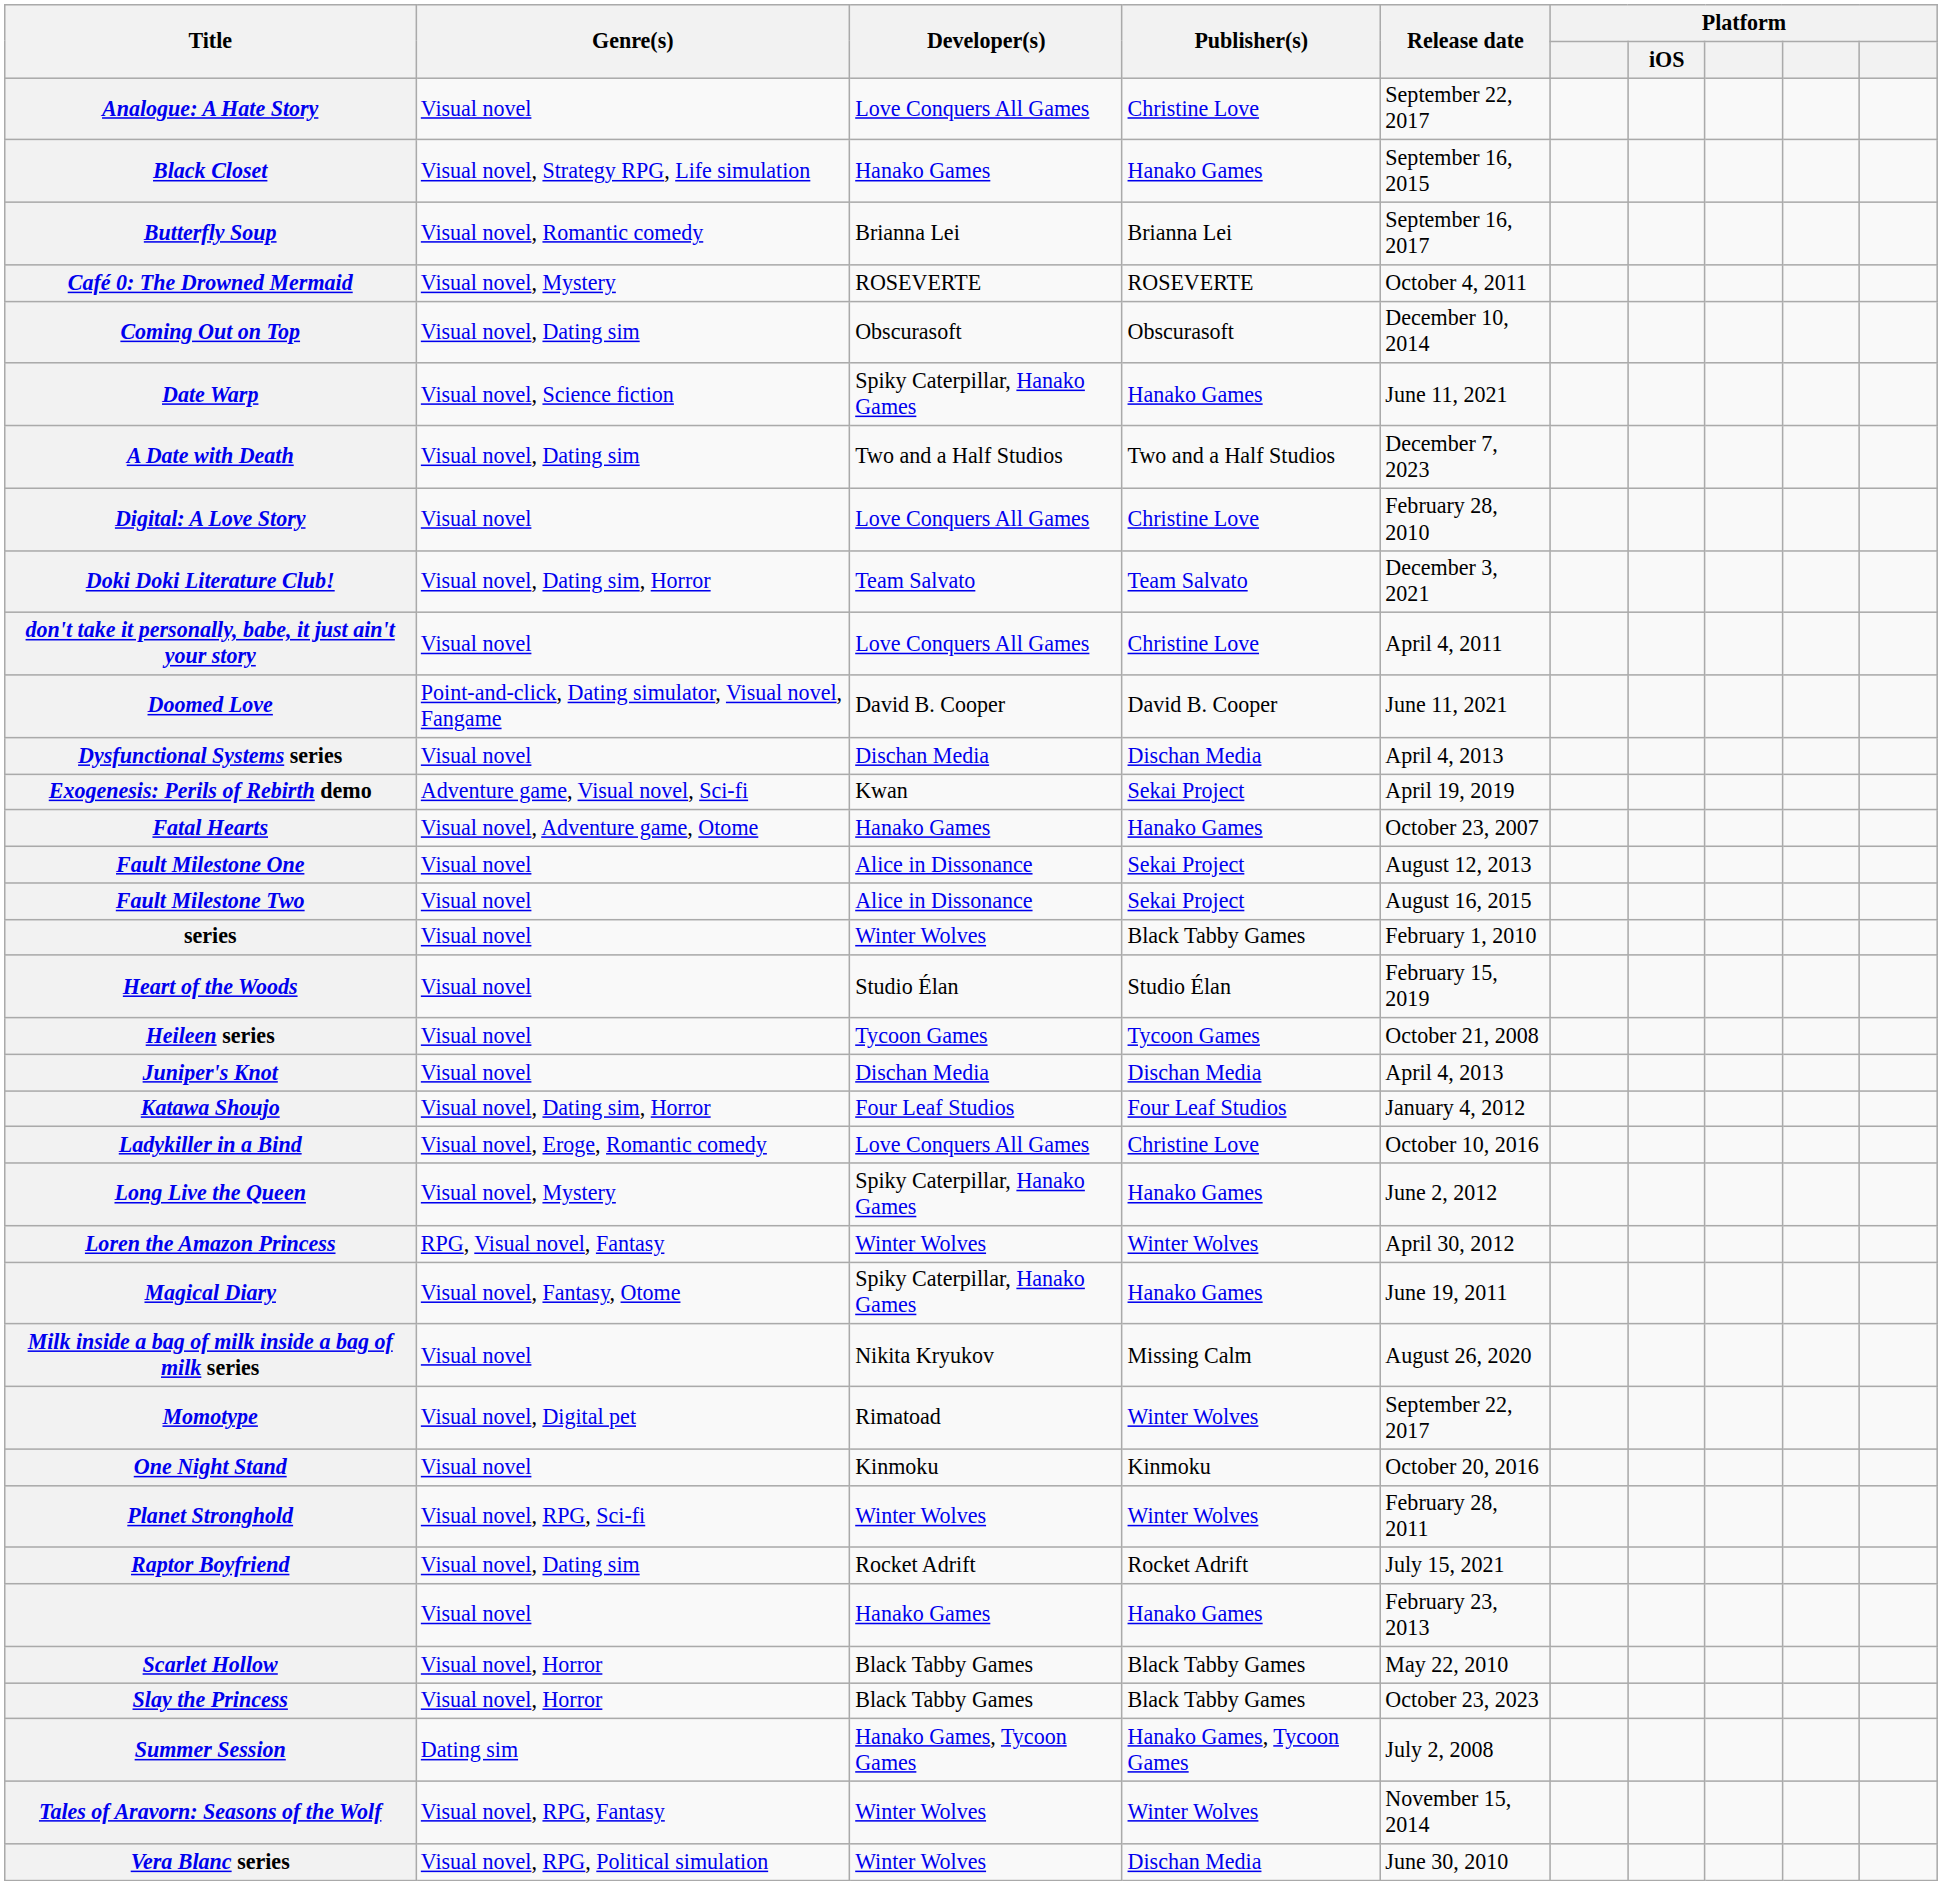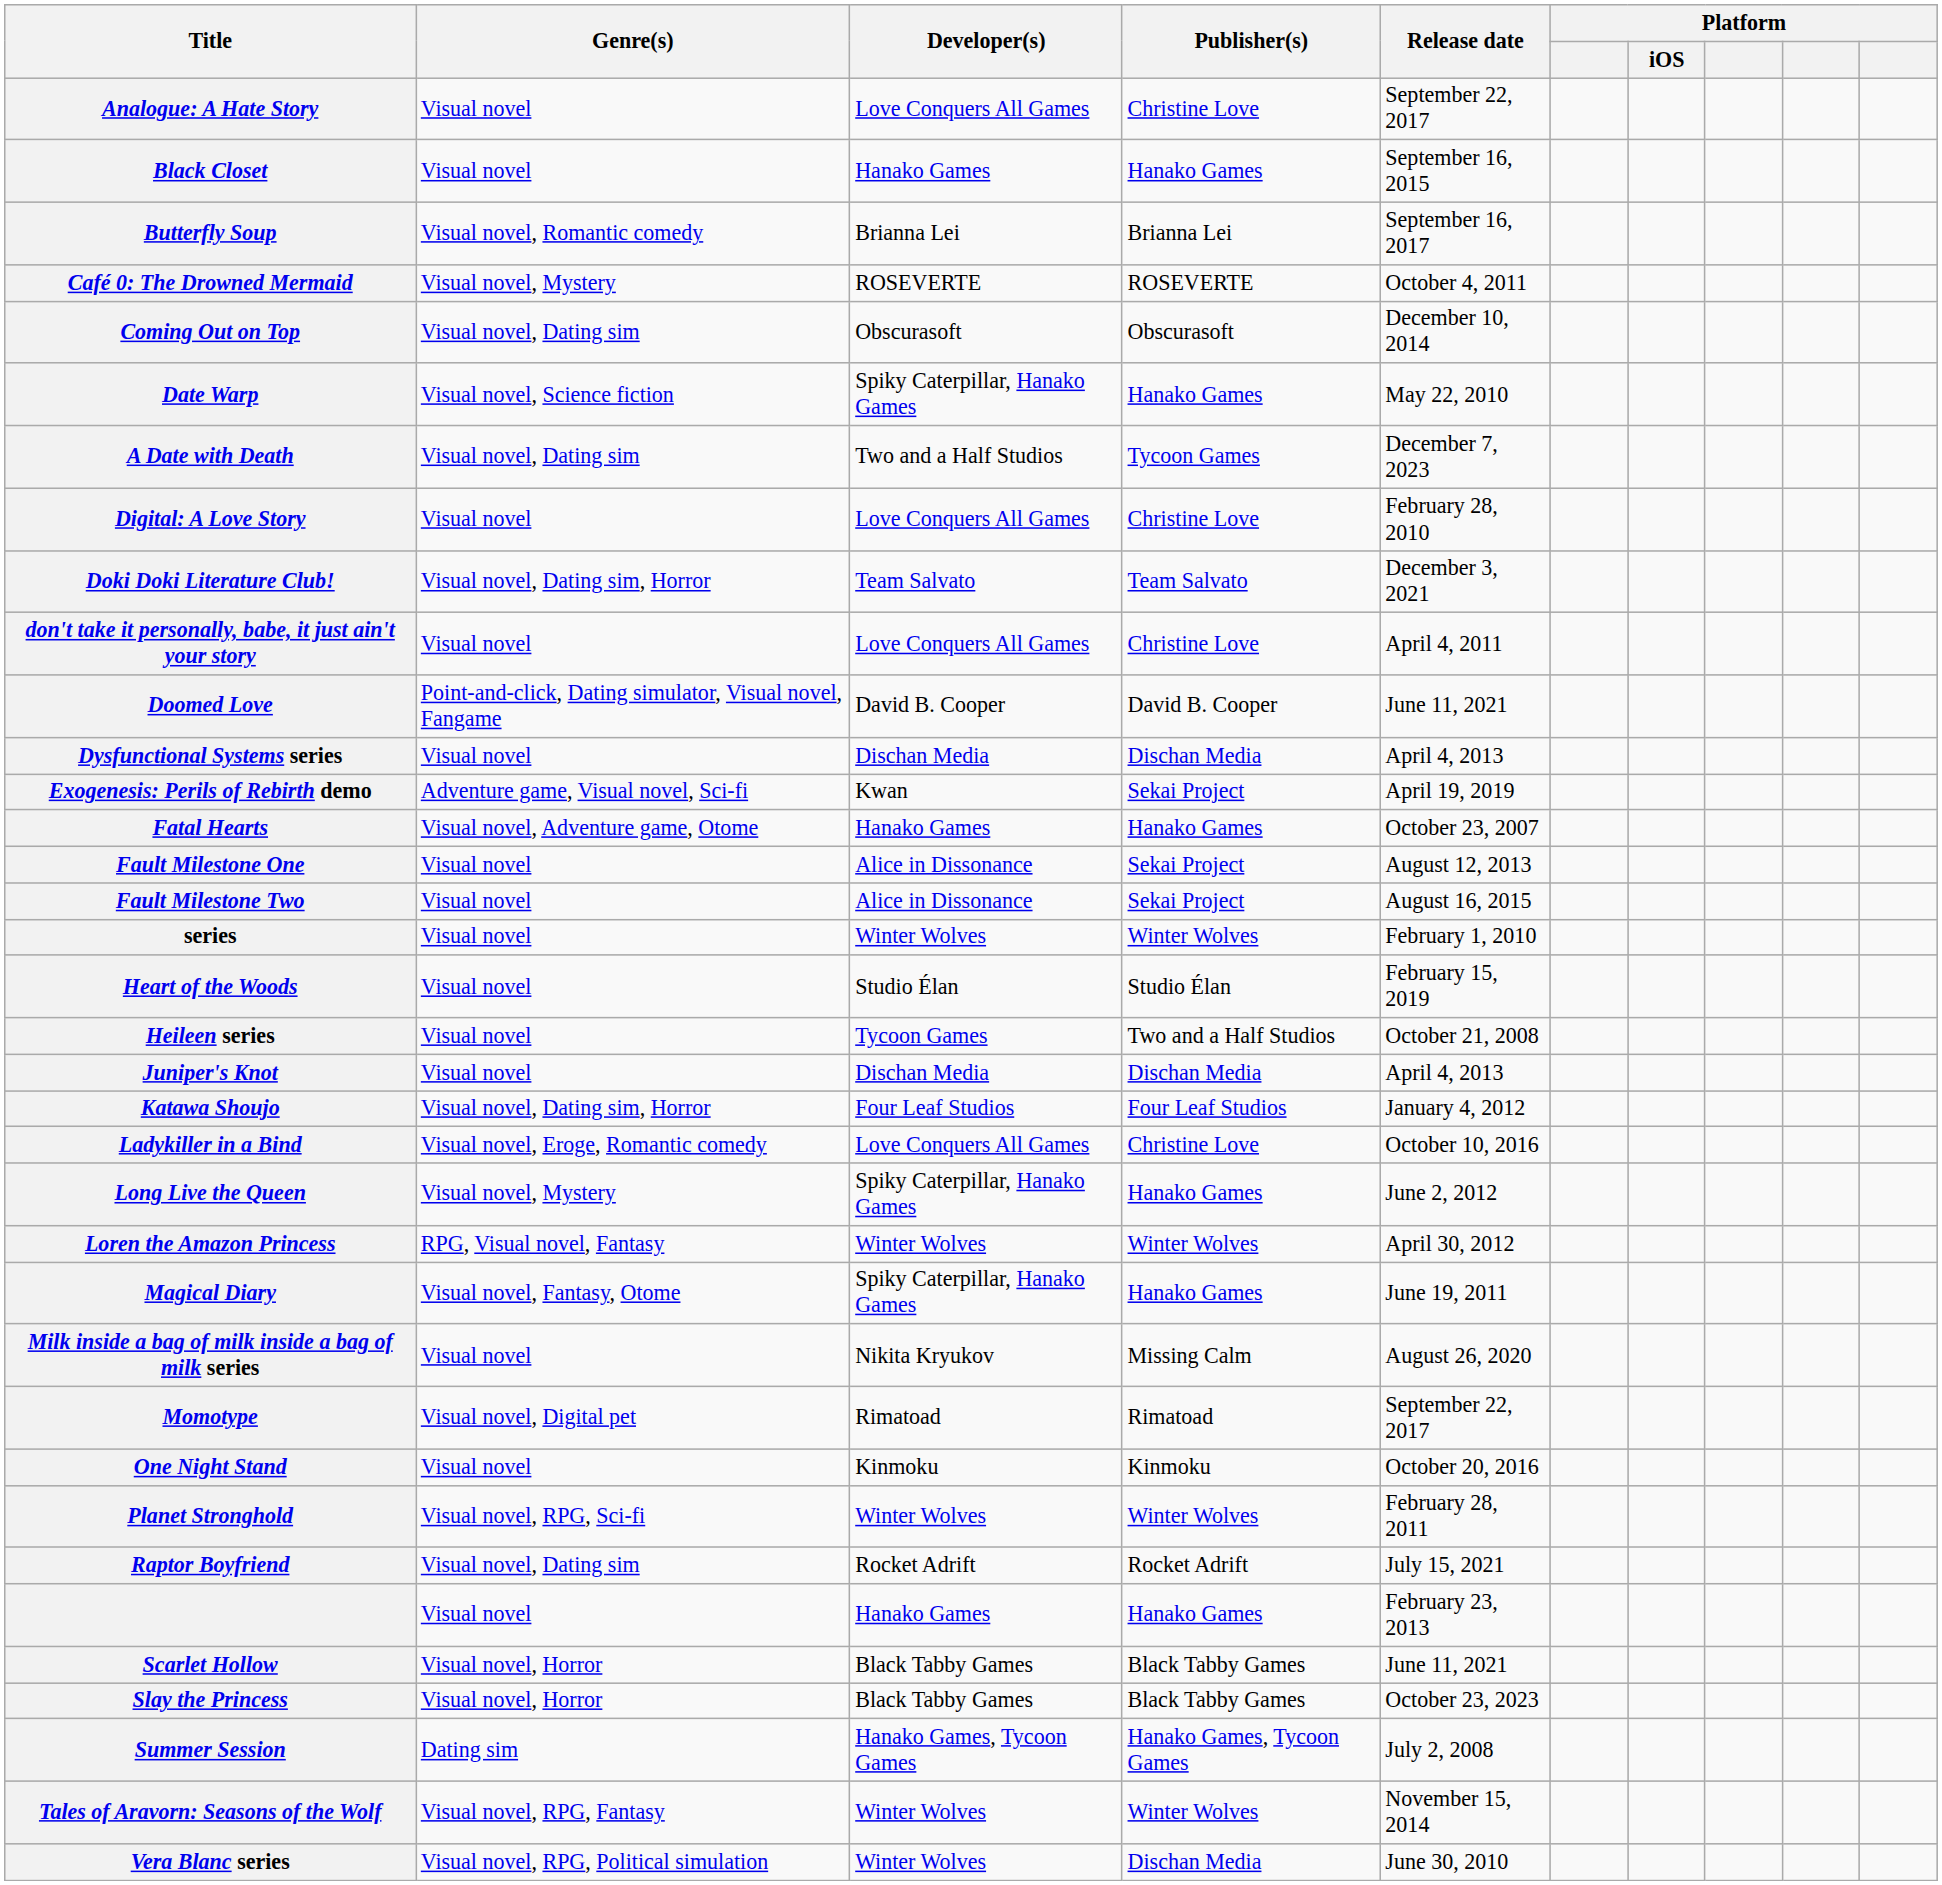(616, 171) Visual novel, Strategy RPG, Life simulation -> (476, 171) Visual novel
(1446, 394) June 11, 2021 -> (1447, 394) May 22, 2010
(1231, 456) Two and a Half Studios -> (1194, 456) Tycoon Games
(1216, 937) Black Tabby Games -> (1193, 937) Winter Wolves
(1194, 1035) Tycoon Games -> (1231, 1035) Two and a Half Studios
(1193, 1417) Winter Wolves -> (1170, 1417) Rimatoad
(1447, 1664) May 22, 2010 -> (1446, 1664) June 11, 2021
